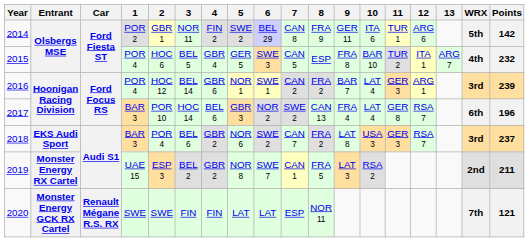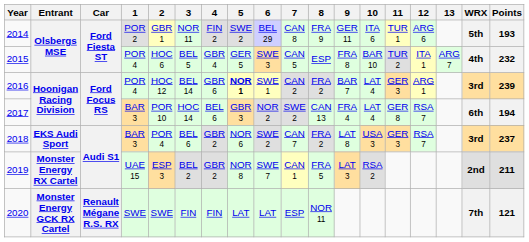(507, 33) 142 -> (507, 33) 193
(241, 86) normal -> (241, 86) bold
(507, 112) 196 -> (507, 112) 194
